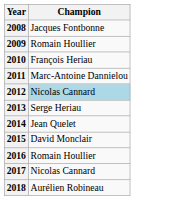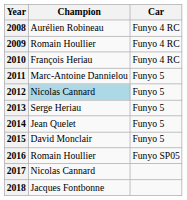+ column: (156, 12)
(67, 27) Jacques Fontbonne -> (67, 27) Aurélien Robineau
(67, 187) Aurélien Robineau -> (67, 187) Jacques Fontbonne
